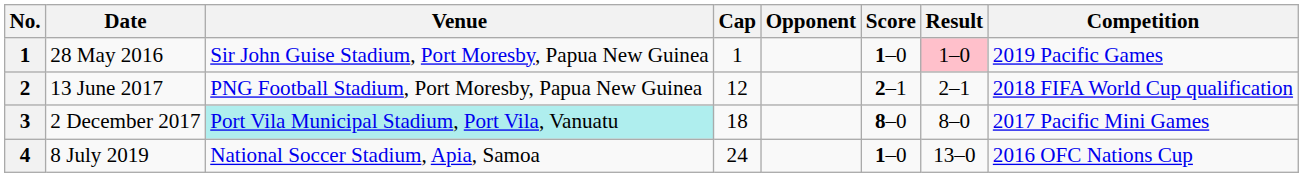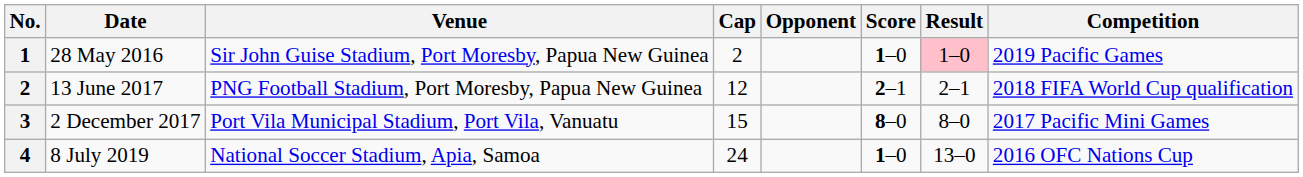(737, 54) 1 -> (737, 54) 2
(414, 121) paleturquoise background -> (414, 121) no background
(737, 121) 18 -> (737, 121) 15
